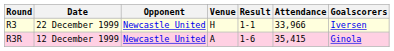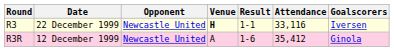(212, 25) normal -> (212, 25) bold
(290, 25) 33,966 -> (290, 25) 33,116
(290, 39) 35,415 -> (290, 39) 35,412
